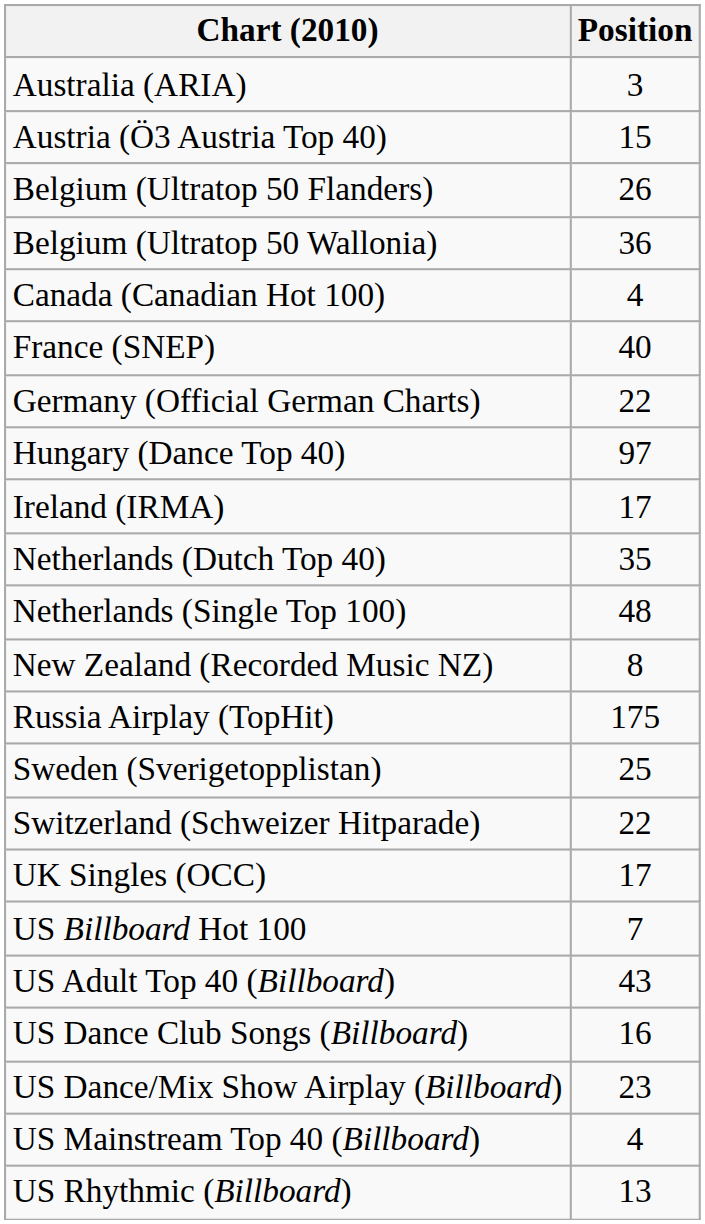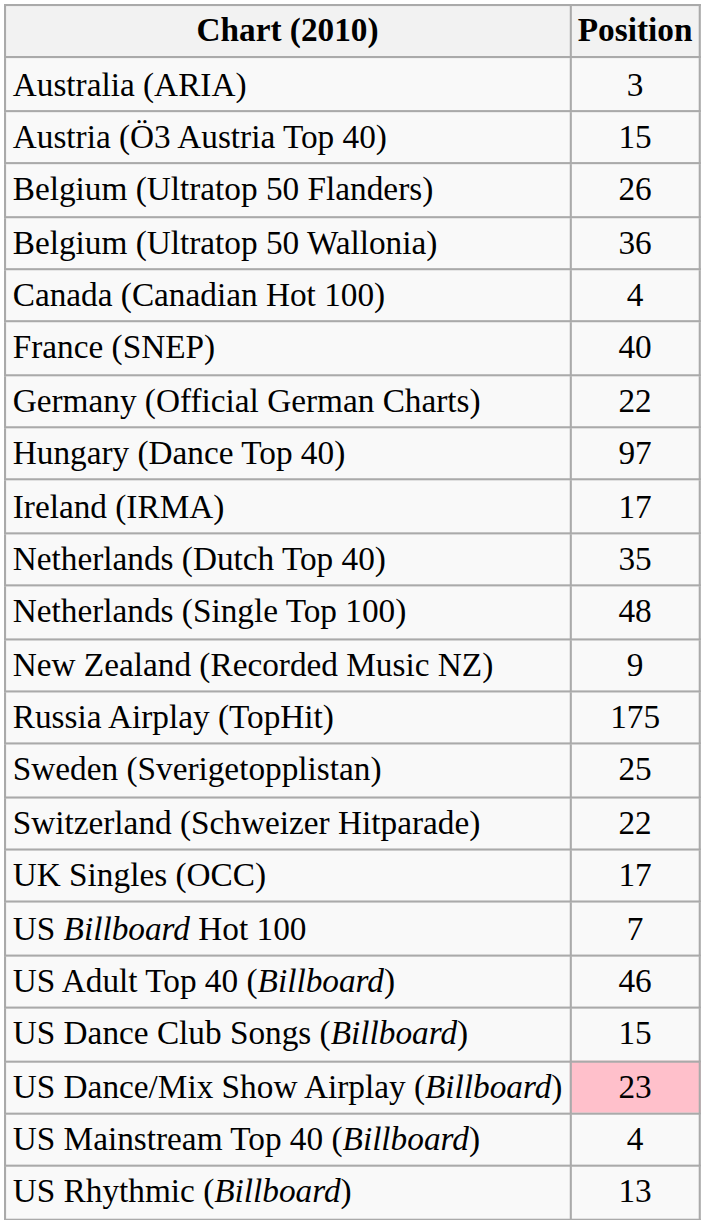(635, 664) 8 -> (635, 664) 9
(635, 980) 43 -> (635, 980) 46
(635, 1033) 16 -> (635, 1033) 15
(635, 1086) no background -> (635, 1086) pink background
